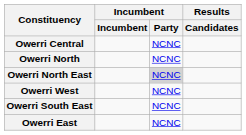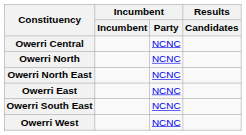(166, 75) lightgrey background -> (166, 75) no background
rows swapped: (50, 122) <-> (50, 91)
